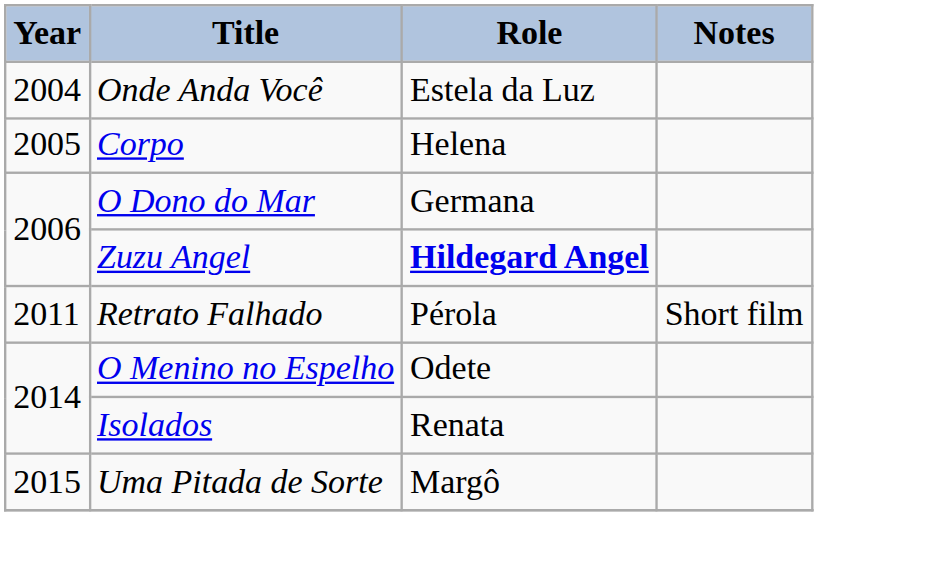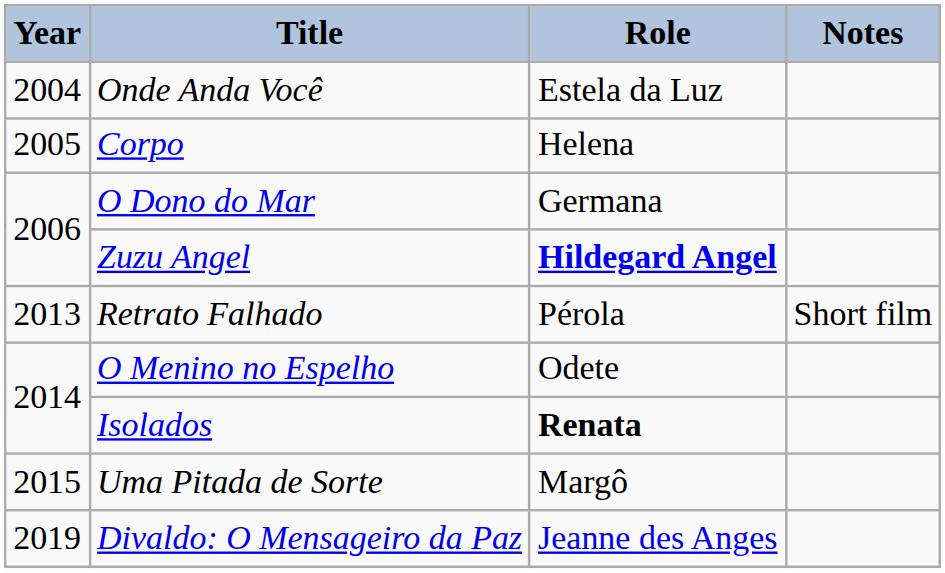(46, 313) 2011 -> (47, 313) 2013
(457, 425) normal -> (590, 425) bold
+ row: (310, 537)
